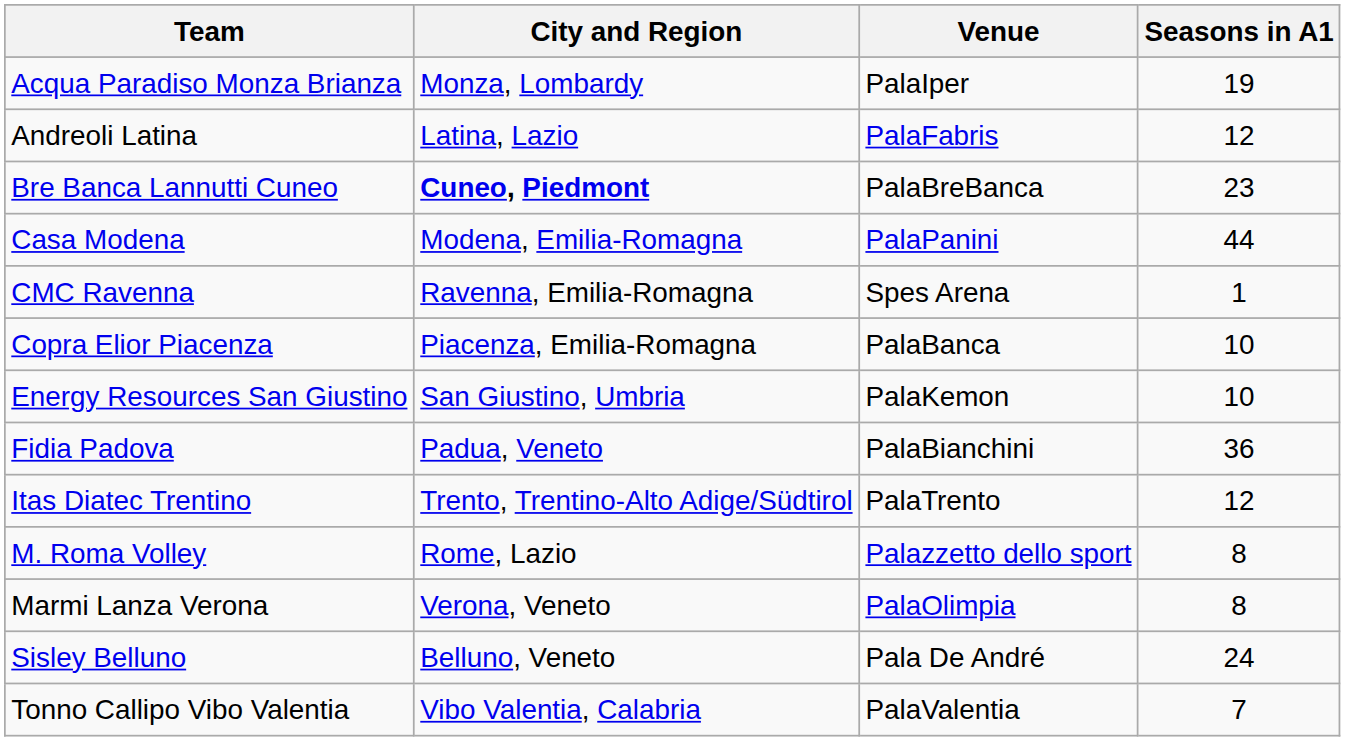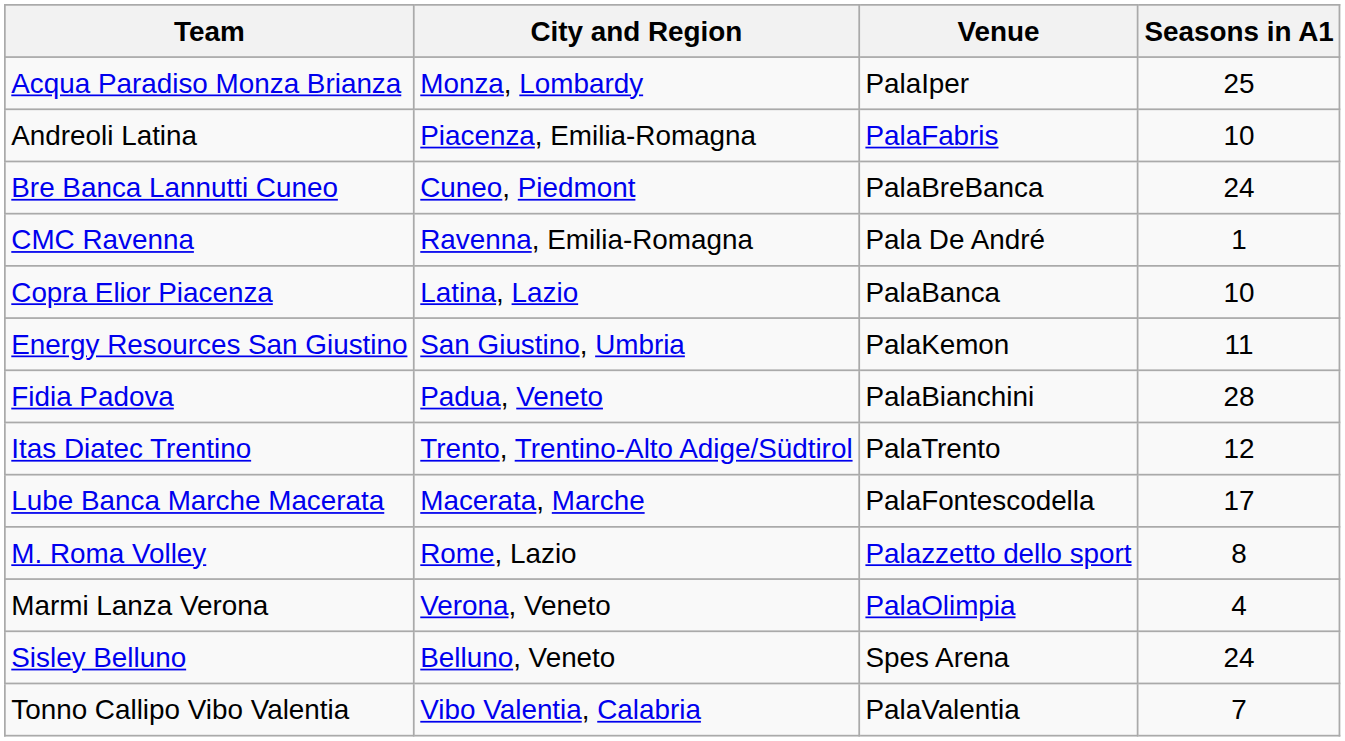(1239, 82) 19 -> (1239, 82) 25
(499, 134) Latina, Lazio -> (588, 134) Piacenza, Emilia-Romagna
(1239, 134) 12 -> (1239, 134) 10
(535, 187) bold -> (528, 187) normal
(1239, 187) 23 -> (1239, 187) 24
- row: (98, 239)
(937, 291) Spes Arena -> (955, 239) Pala De André
(588, 343) Piacenza, Emilia-Romagna -> (499, 291) Latina, Lazio
(1239, 396) 10 -> (1239, 343) 11
(1239, 448) 36 -> (1239, 396) 28
+ row: (198, 500)
(1239, 604) 8 -> (1239, 604) 4
(955, 656) Pala De André -> (937, 656) Spes Arena
